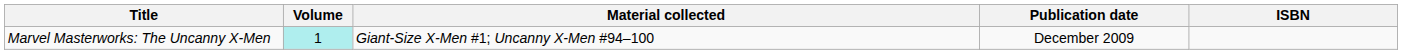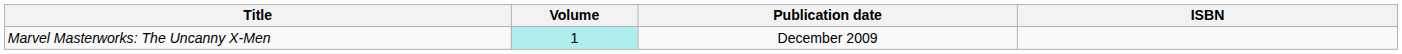- column: (666, 15)
